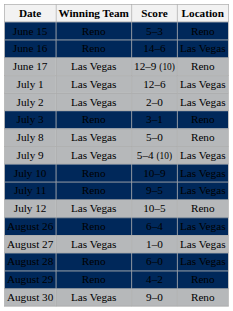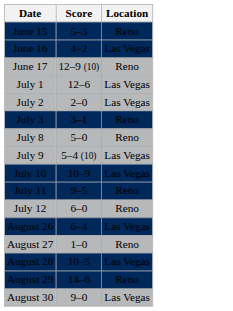- column: (94, 13)
(154, 48) 14–6 -> (79, 48) 4–2
(203, 191) Las Vegas -> (127, 191) Reno
(154, 208) 10–5 -> (79, 208) 6–0
(203, 244) Las Vegas -> (127, 244) Reno
(154, 262) 6–0 -> (79, 262) 10–5
(154, 279) 4–2 -> (79, 279) 14–6
(203, 297) Reno -> (127, 297) Las Vegas
